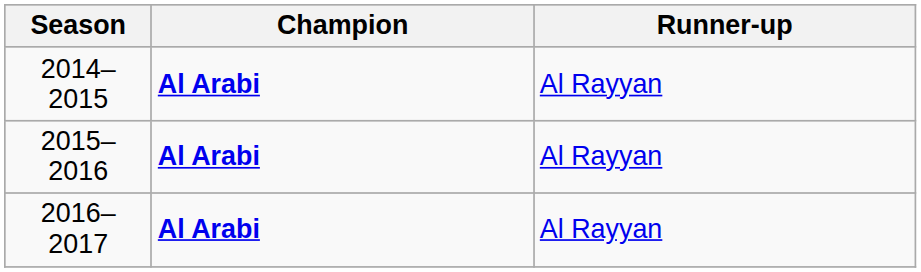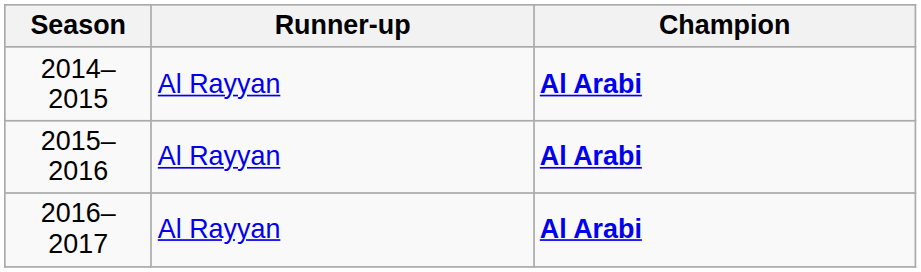columns swapped: (343, 25) <-> (725, 25)
